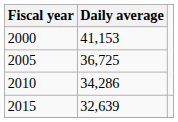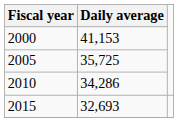(100, 60) 36,725 -> (100, 60) 35,725
(100, 106) 32,639 -> (100, 106) 32,693
